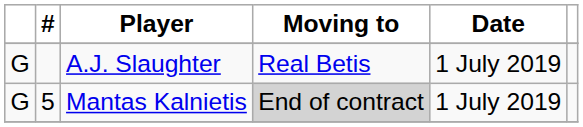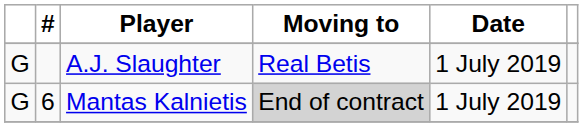(48, 102) 5 -> (48, 102) 6
